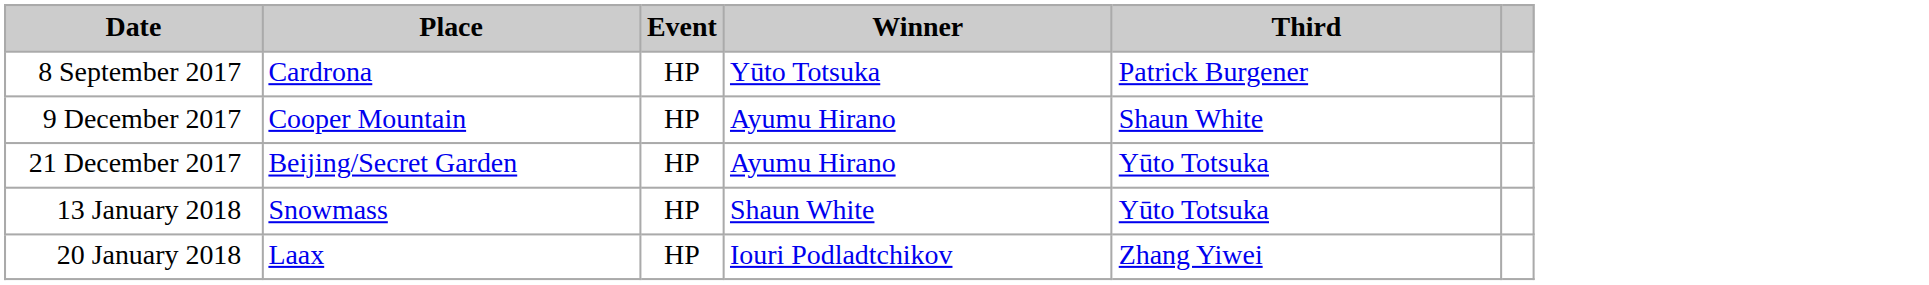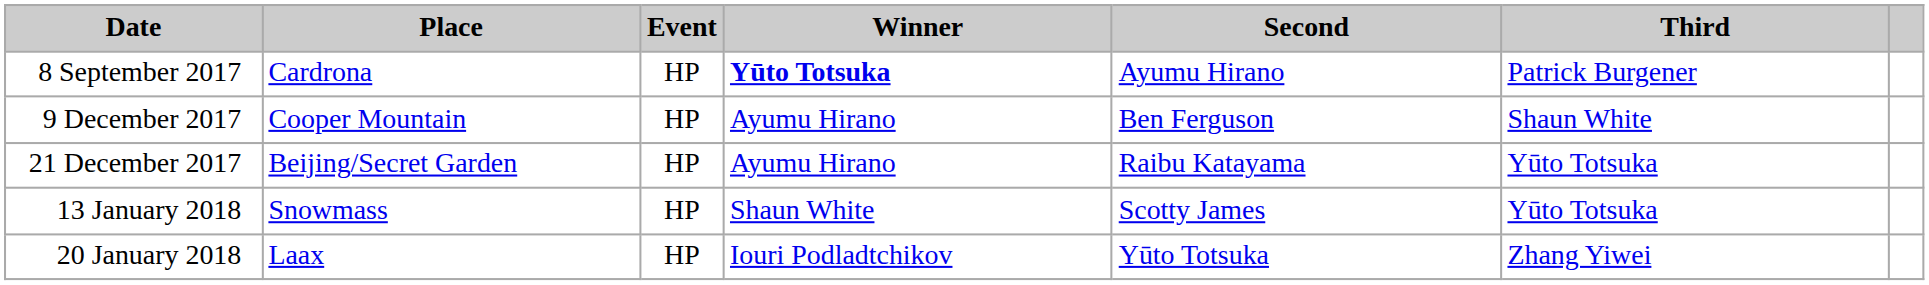+ column: (1306, 27)
(805, 72) normal -> (810, 72) bold
